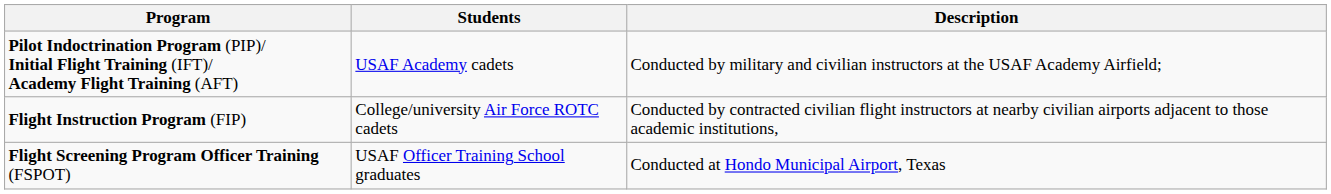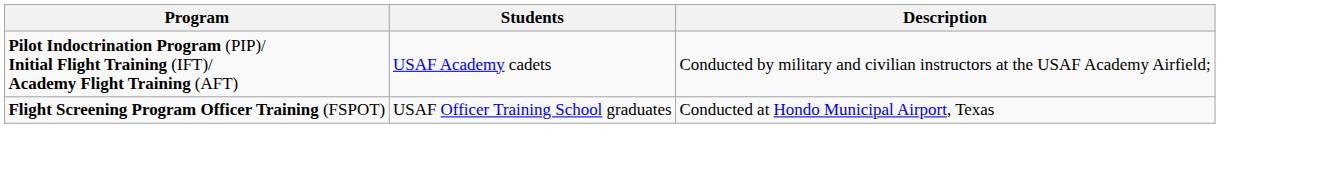- row: (127, 119)
